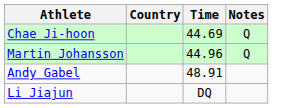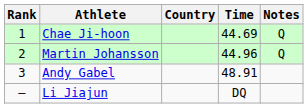+ column: (22, 14)
